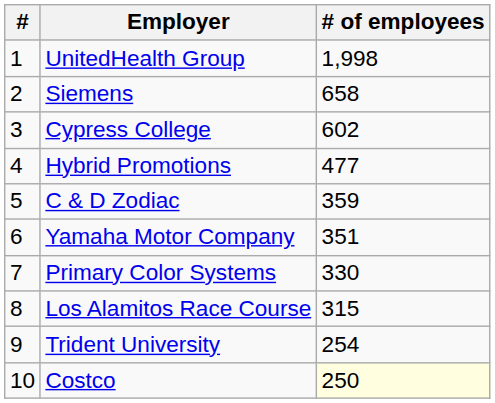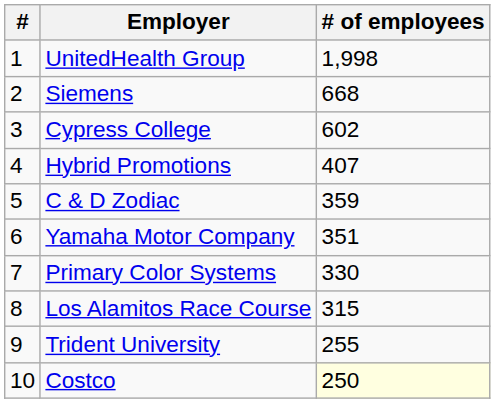(340, 93) 658 -> (340, 93) 668
(340, 165) 477 -> (340, 165) 407
(340, 344) 254 -> (340, 344) 255
